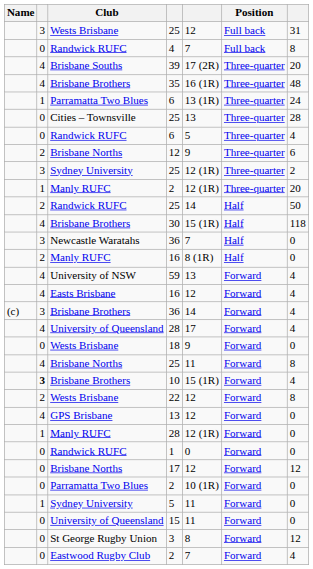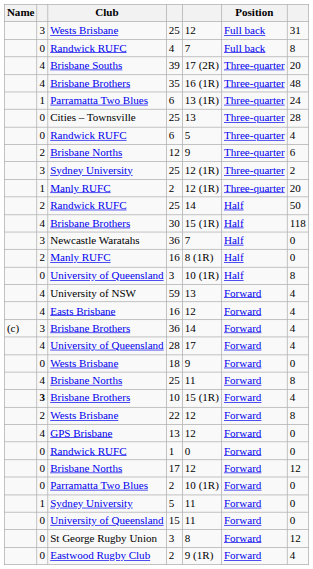+ row: (107, 275)
- row: (80, 433)
(188, 556) 7 -> (199, 556) 9 (1R)
